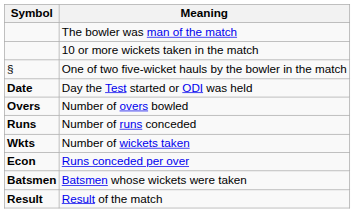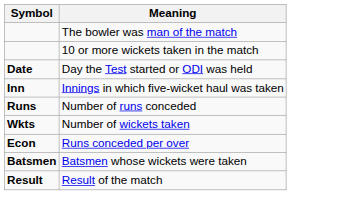- row: (204, 69)
+ row: (173, 87)
- row: (125, 106)
